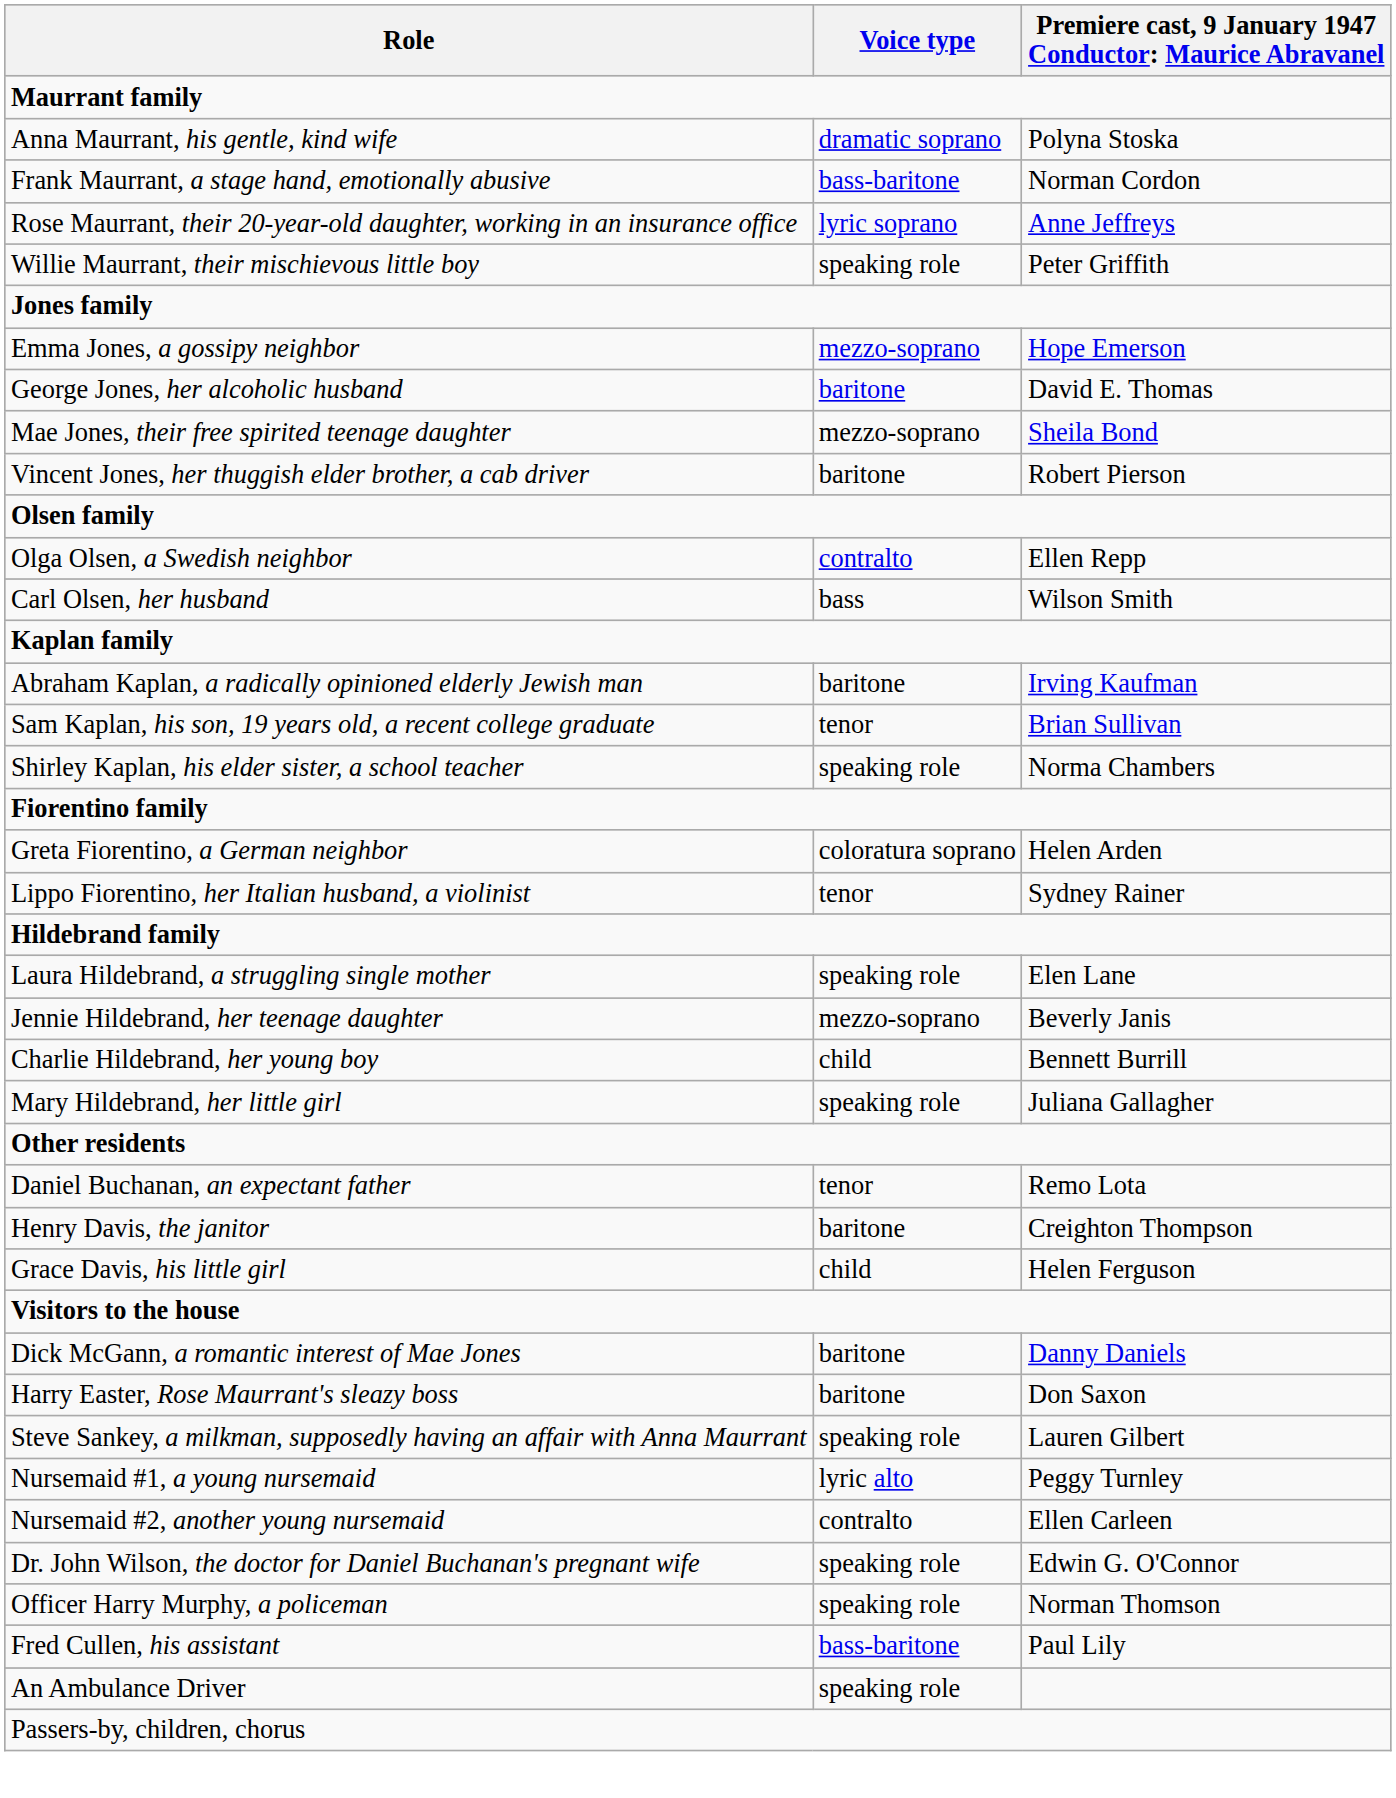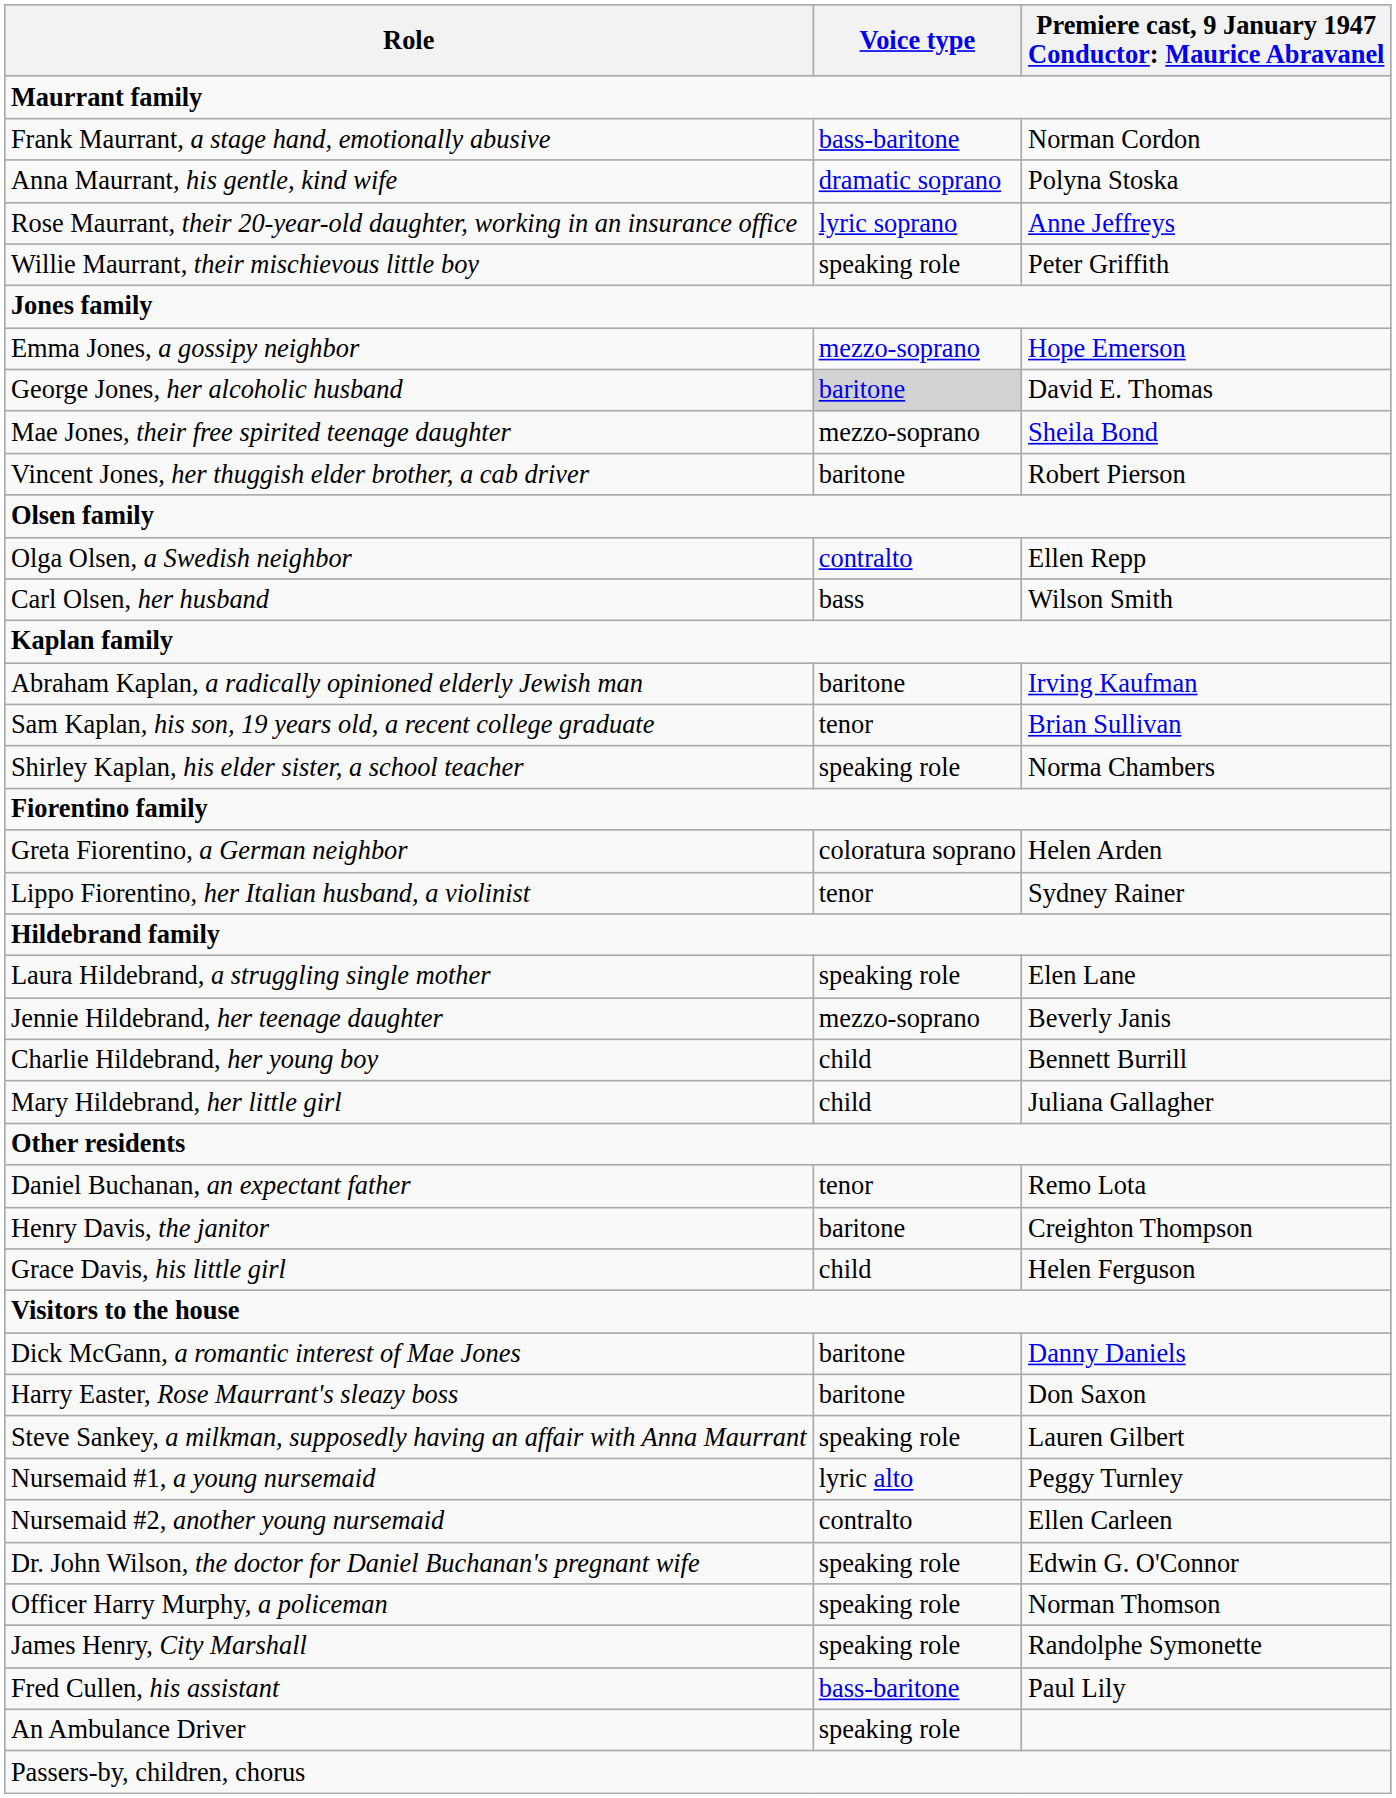rows swapped: (281, 180) <-> (204, 138)
(862, 390) no background -> (862, 390) lightgrey background
(889, 1101) speaking role -> (845, 1101) child
+ row: (159, 1646)
